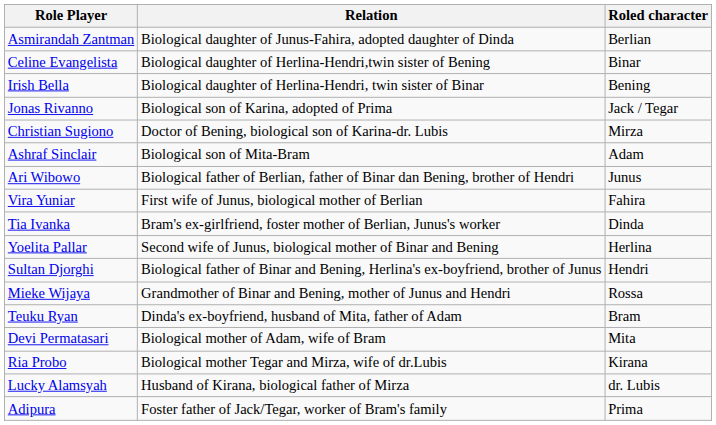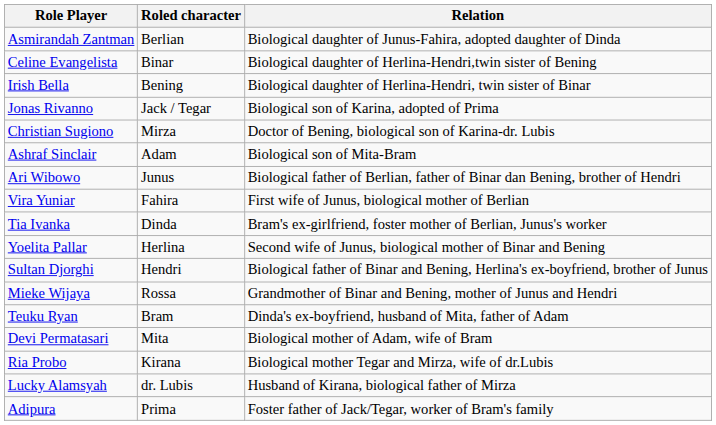columns swapped: (658, 16) <-> (371, 16)
